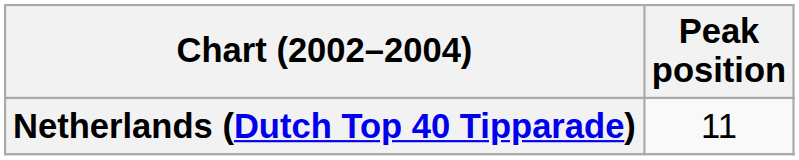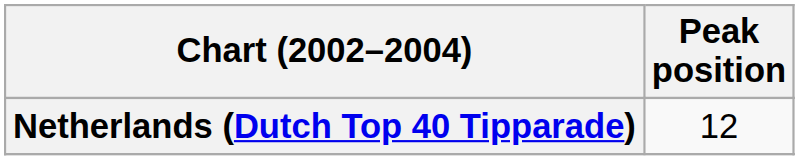(719, 125) 11 -> (719, 125) 12
